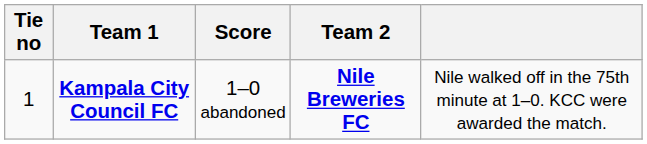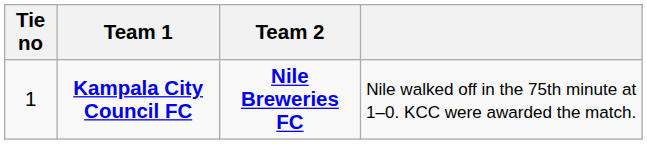- column: (243, 32)
